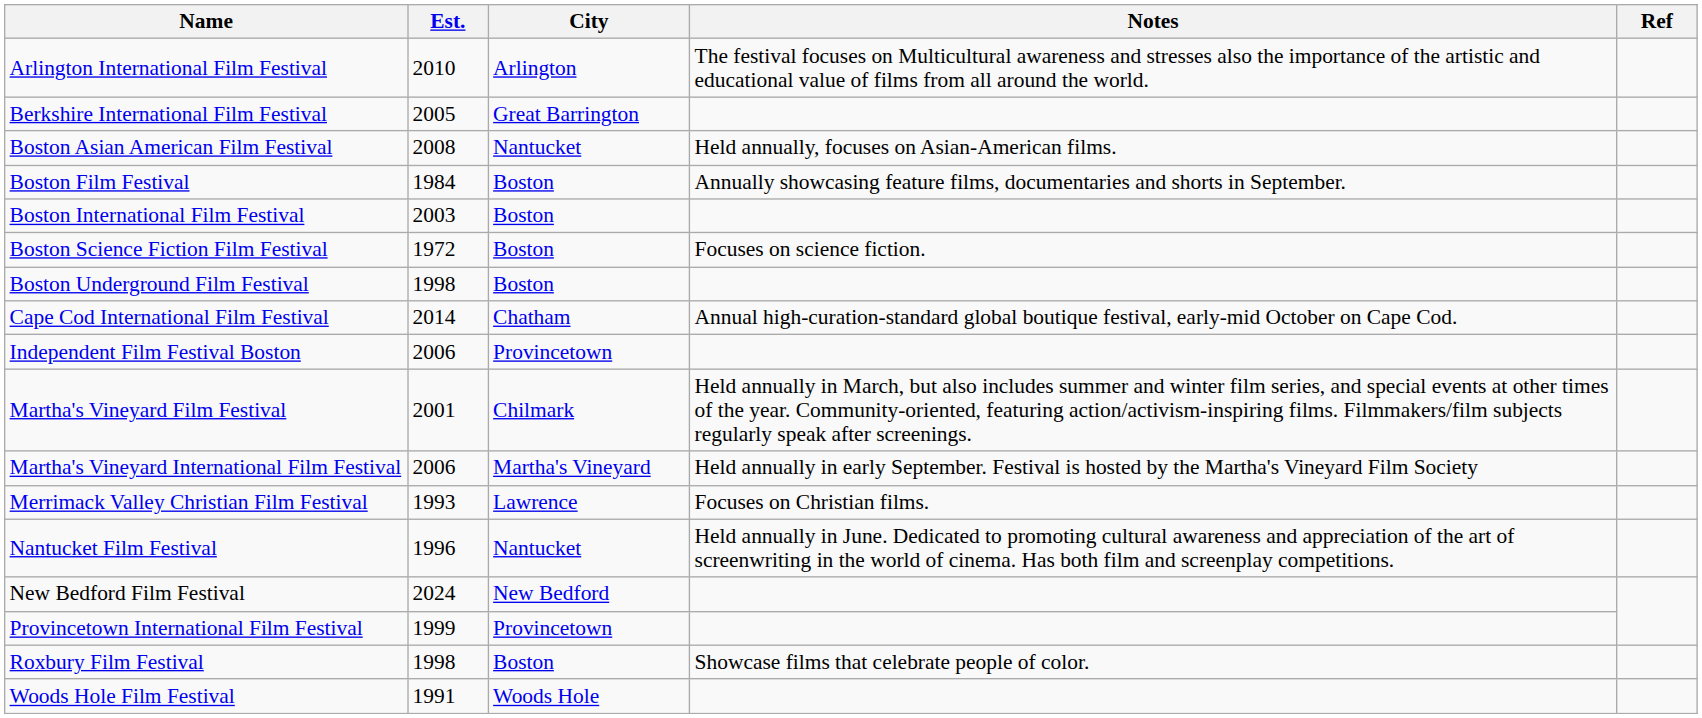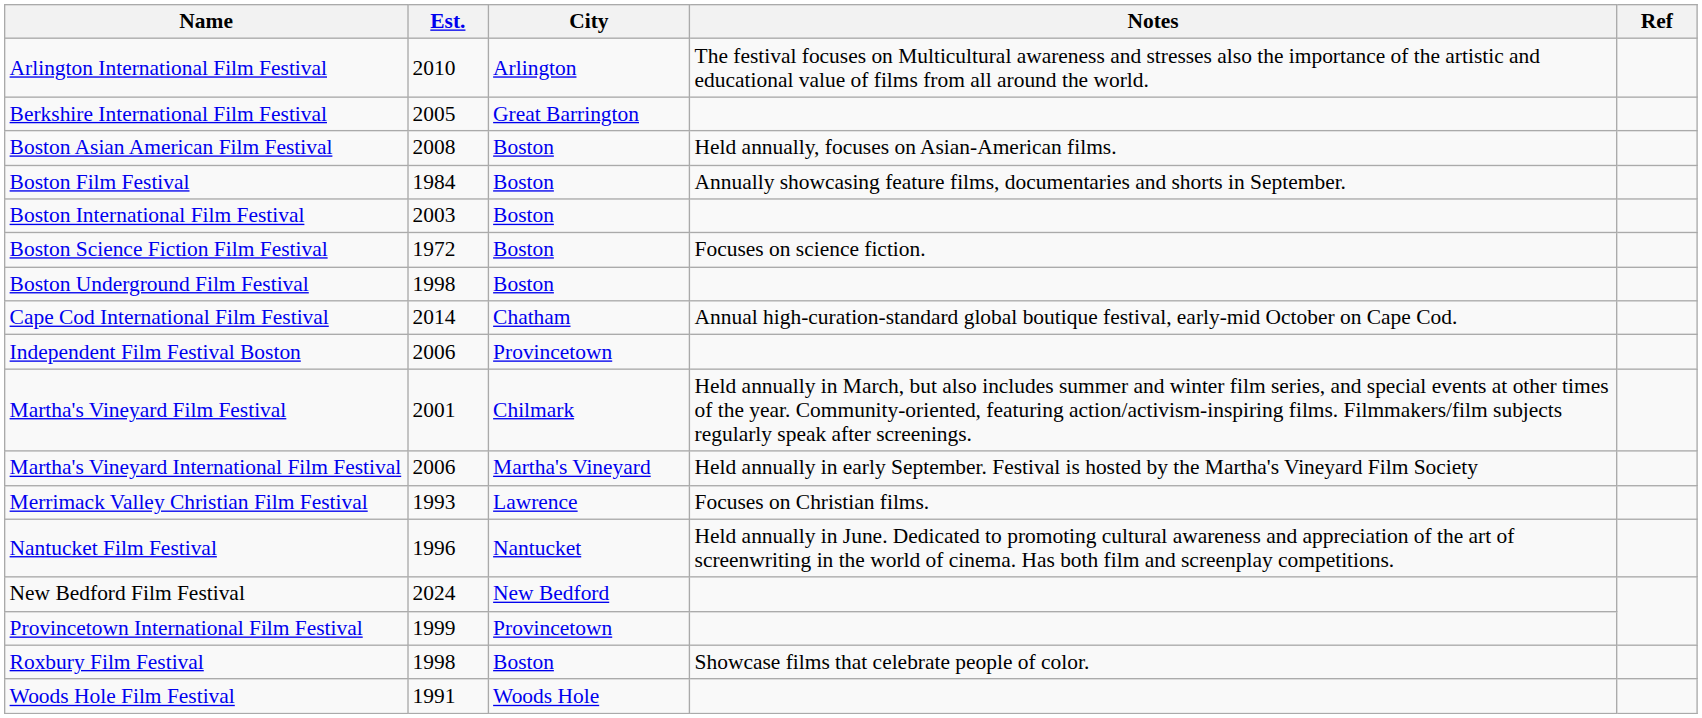(537, 147) Nantucket -> (524, 147) Boston
